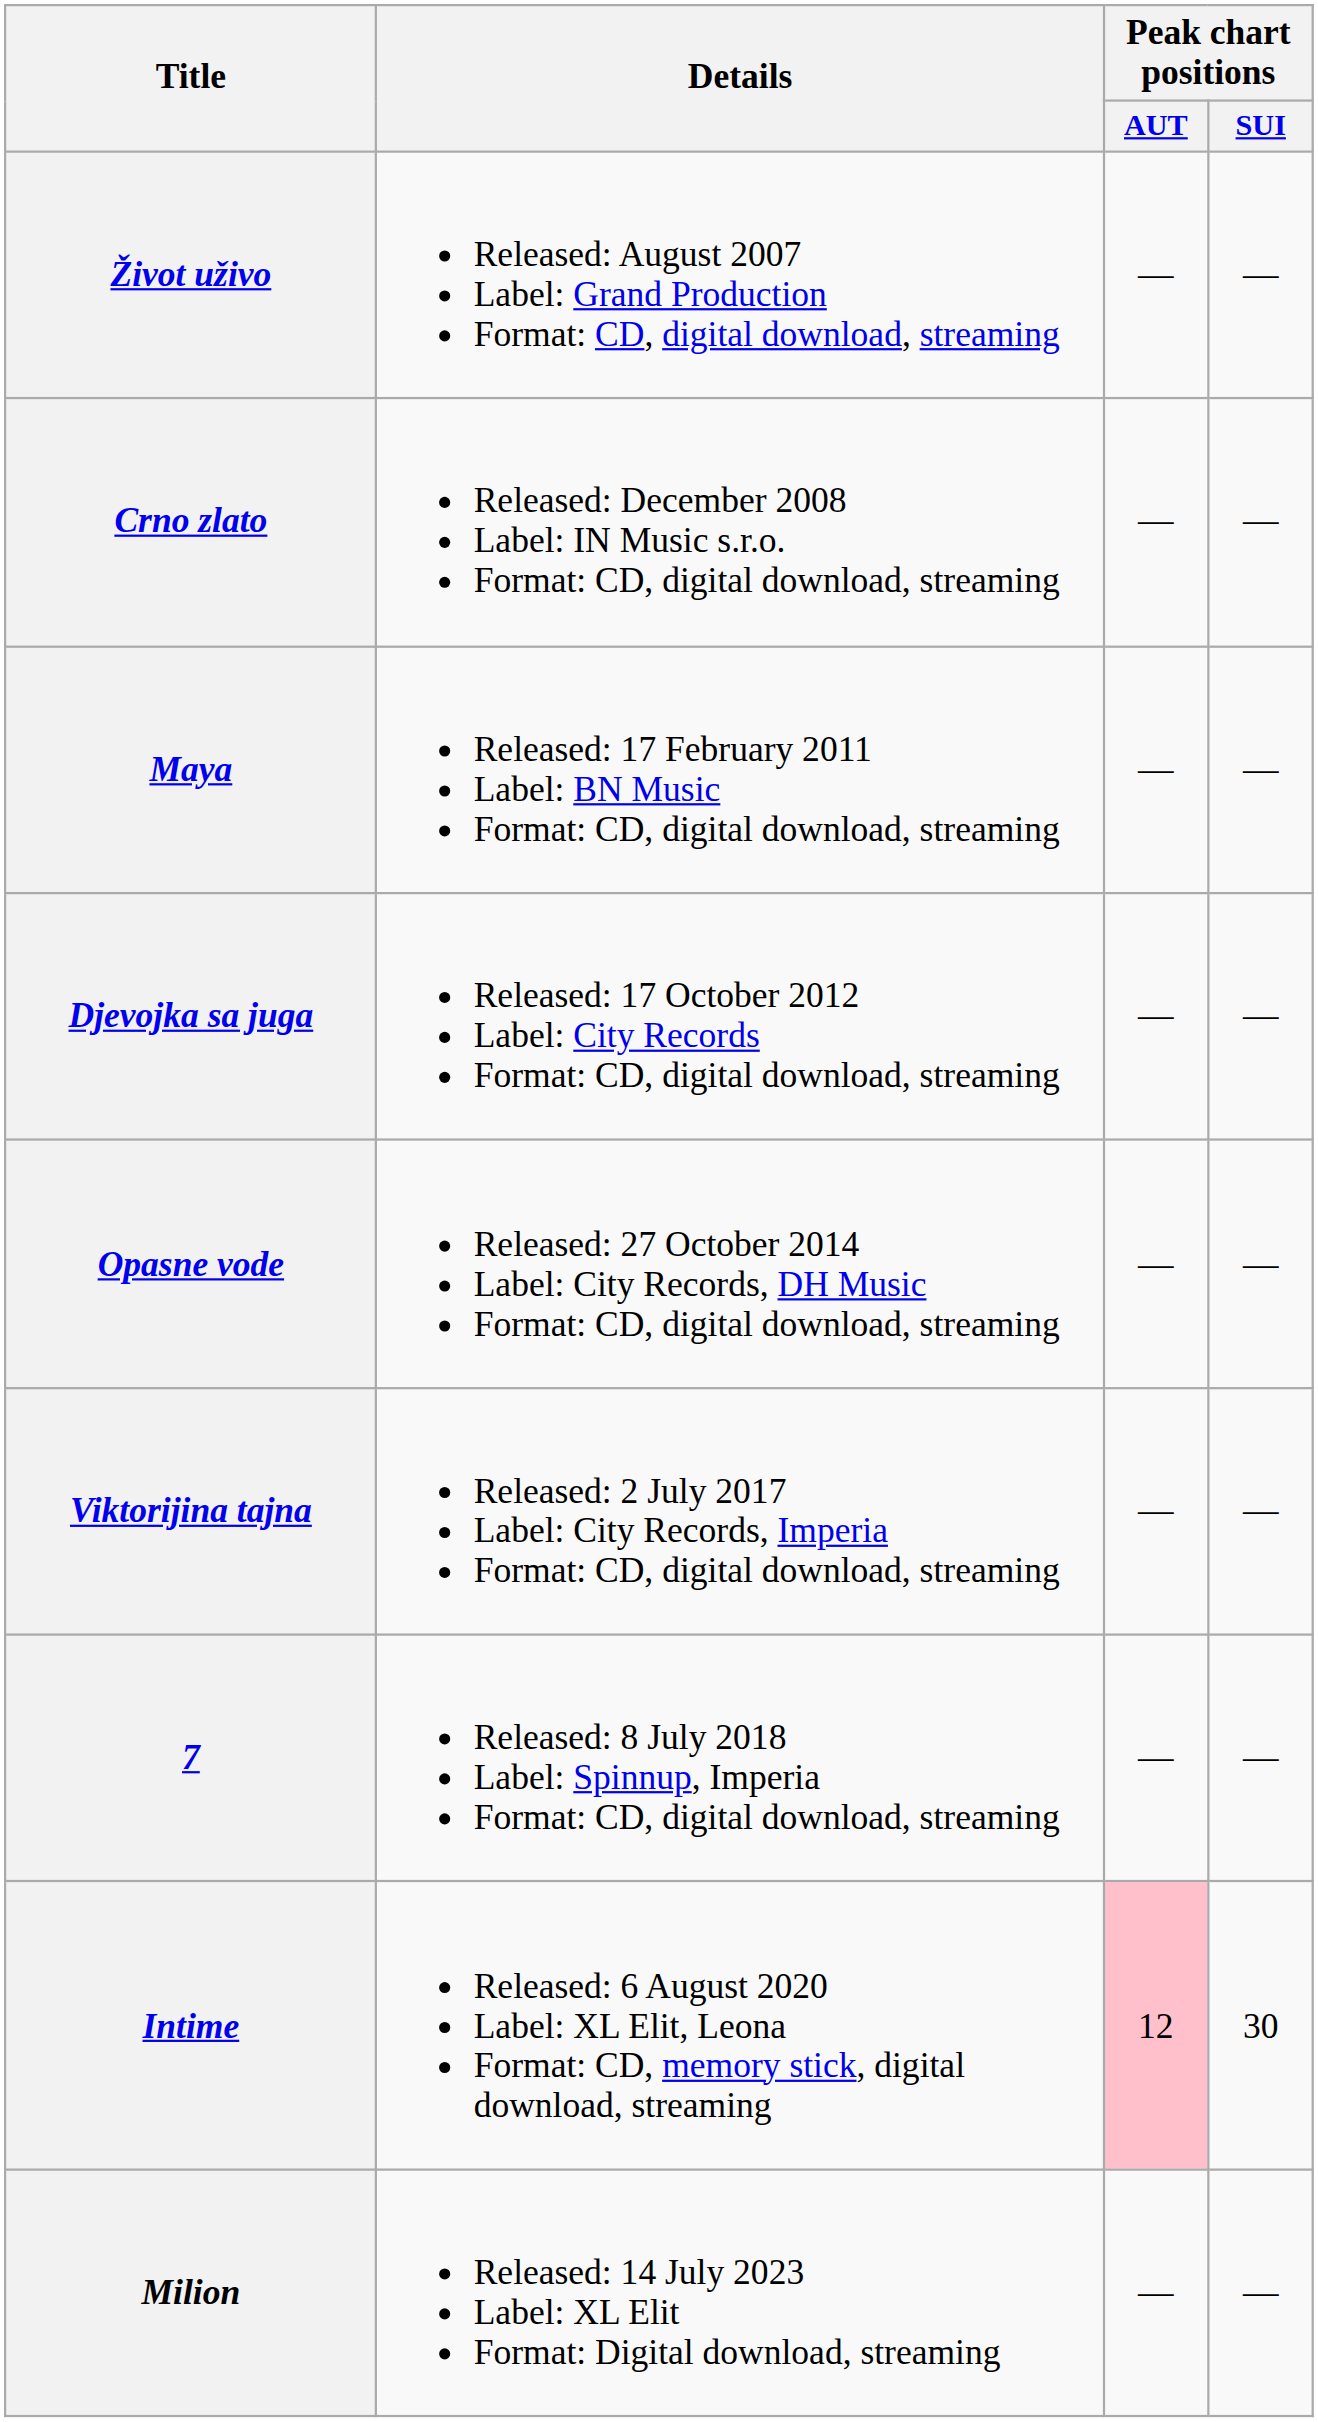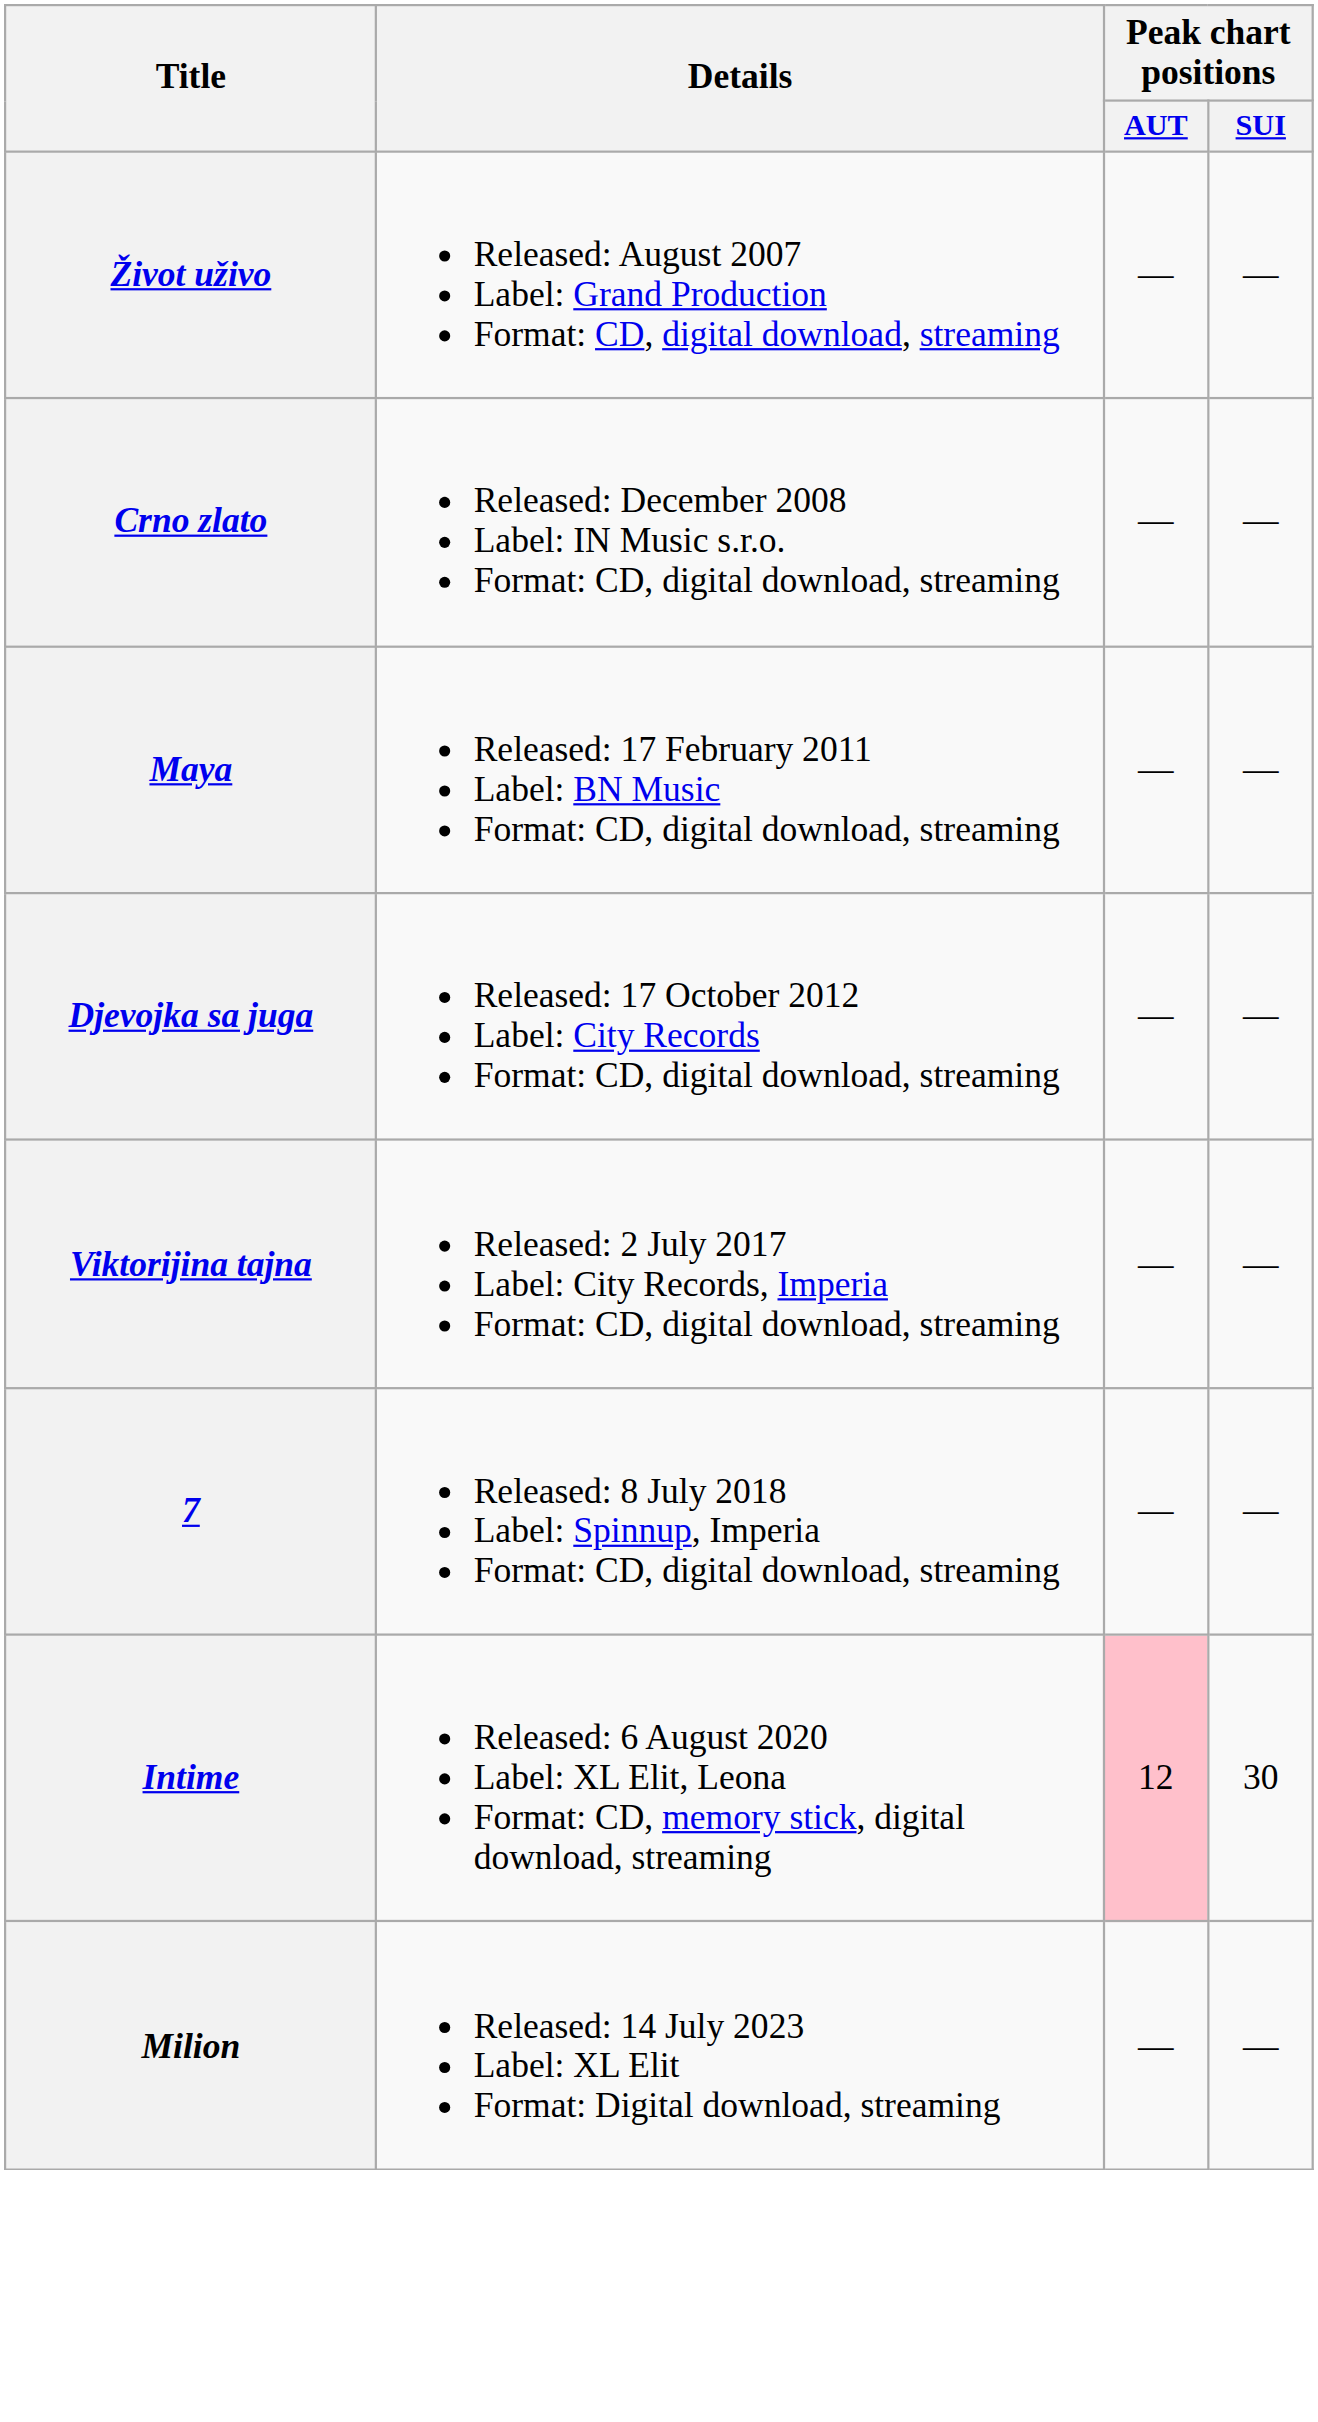- row: (191, 1263)
